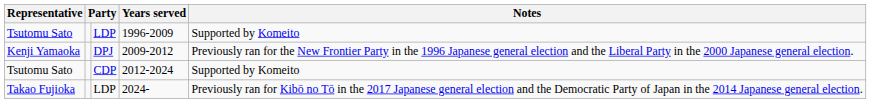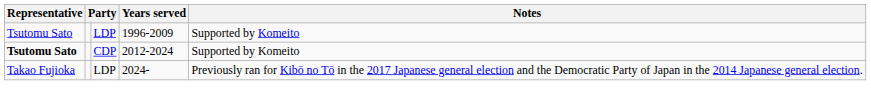- row: (148, 51)
(40, 70) normal -> (42, 51) bold
